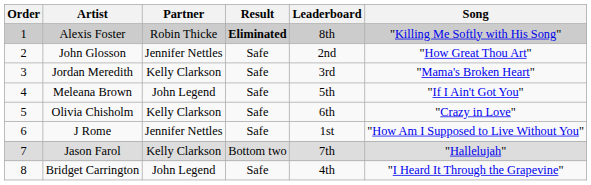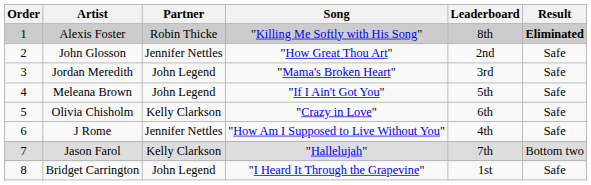columns swapped: (476, 14) <-> (257, 14)
(184, 72) Kelly Clarkson -> (184, 72) John Legend
(327, 131) 1st -> (485, 131) 4th
(327, 170) 4th -> (485, 170) 1st
